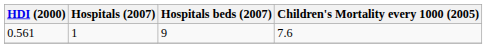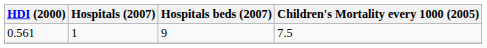(285, 33) 7.6 -> (285, 33) 7.5
